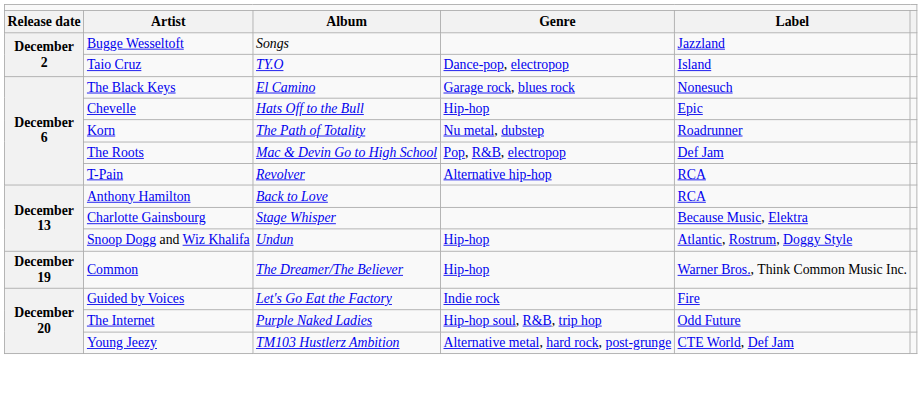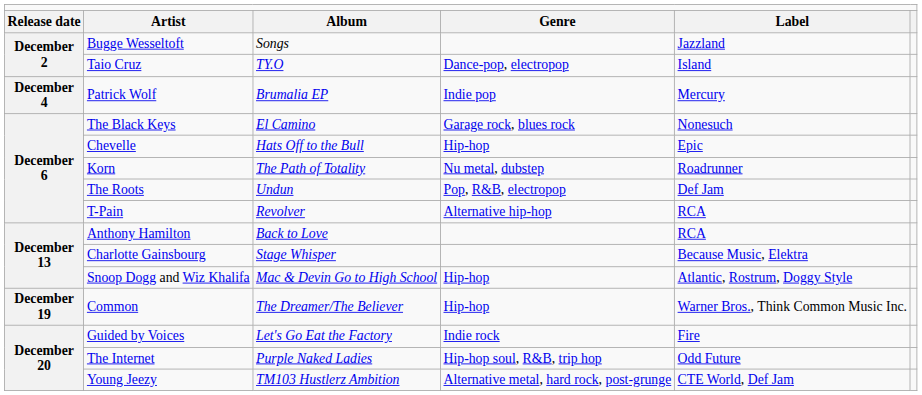+ row: (122, 94)
(347, 152) Mac & Devin Go to High School -> (275, 189) Undun
(275, 239) Undun -> (347, 277) Mac & Devin Go to High School
